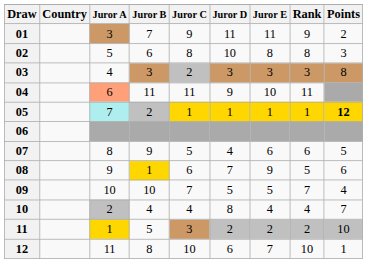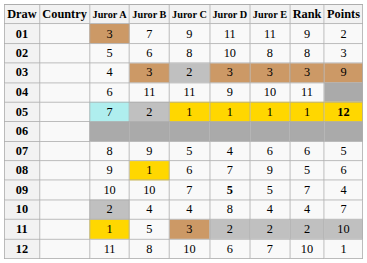(344, 72) 8 -> (344, 72) 9
(110, 92) lightsalmon background -> (110, 92) no background
(230, 190) normal -> (230, 190) bold
